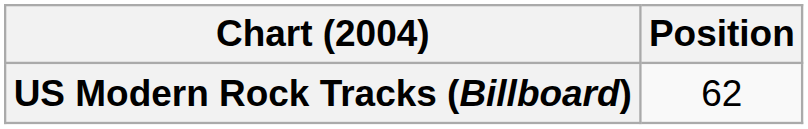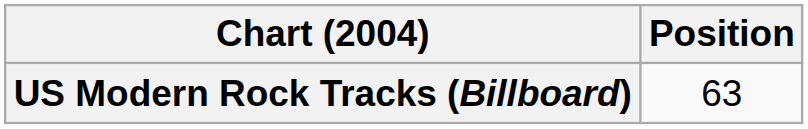(722, 92) 62 -> (722, 92) 63
